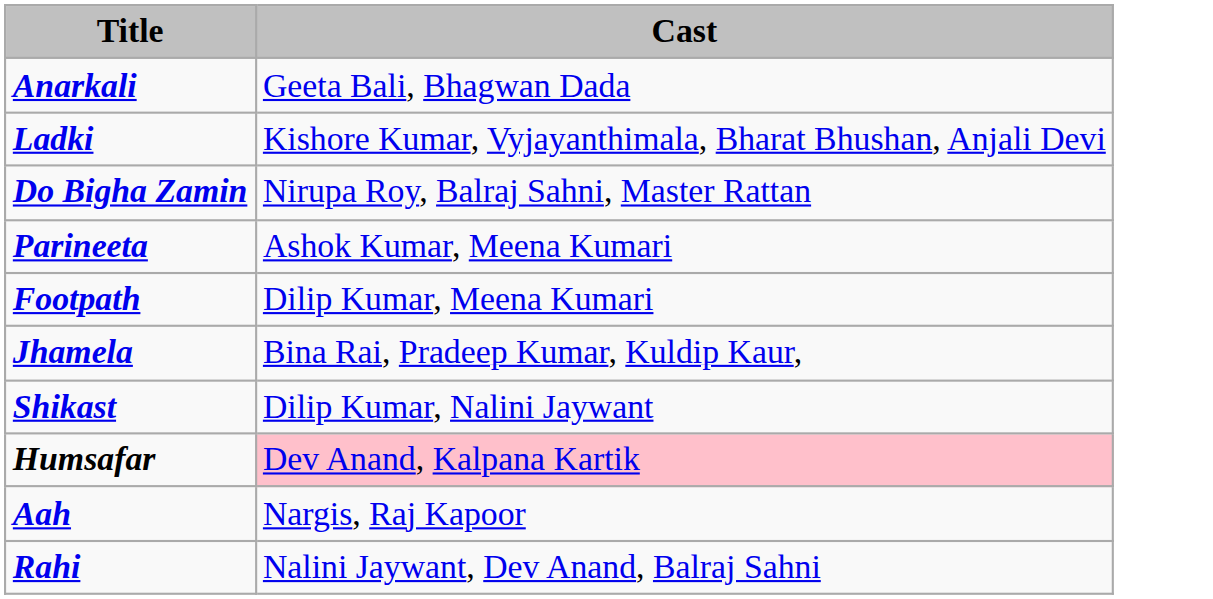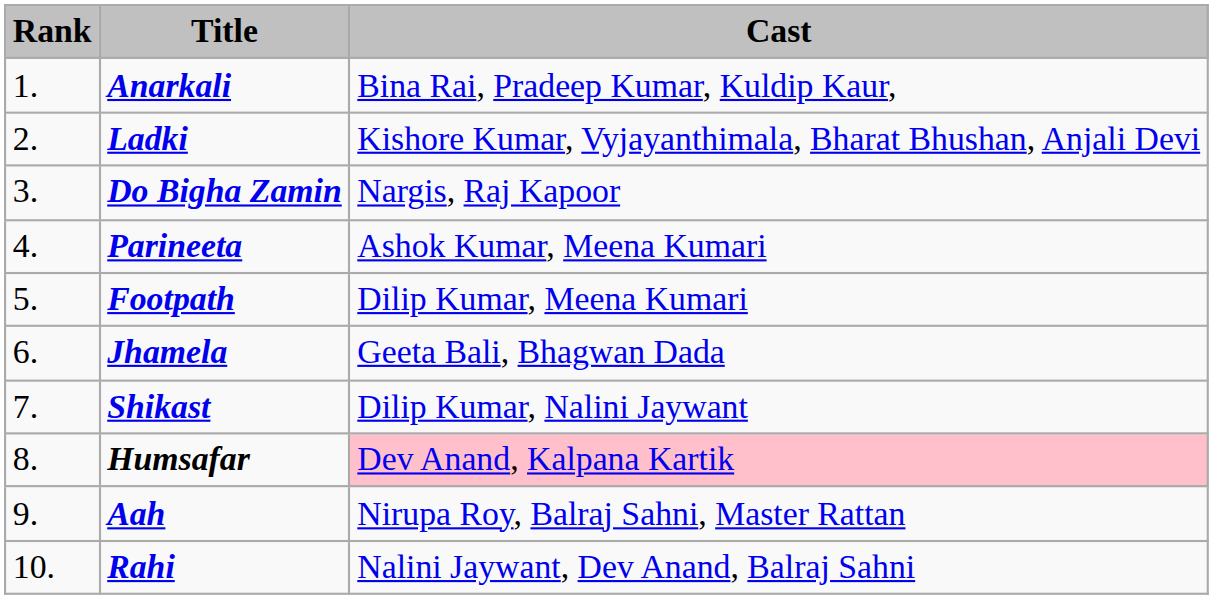+ column: (52, 31)
(447, 84) Geeta Bali, Bhagwan Dada -> (627, 84) Bina Rai, Pradeep Kumar, Kuldip Kaur,
(537, 191) Nirupa Roy, Balraj Sahni, Master Rattan -> (489, 191) Nargis, Raj Kapoor
(533, 352) Bina Rai, Pradeep Kumar, Kuldip Kaur, -> (541, 352) Geeta Bali, Bhagwan Dada
(394, 513) Nargis, Raj Kapoor -> (631, 513) Nirupa Roy, Balraj Sahni, Master Rattan
